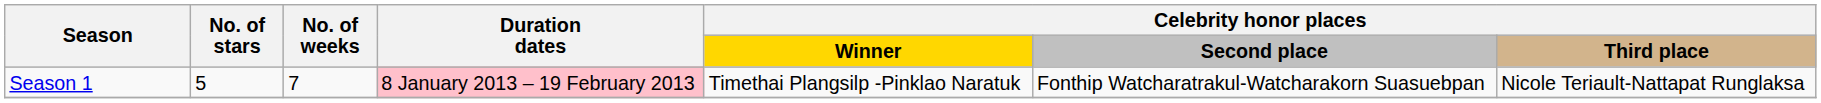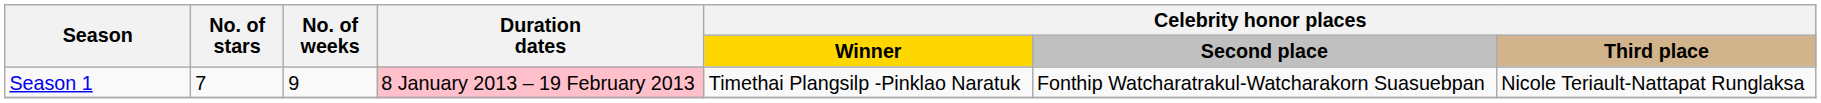(201, 82) 5 -> (201, 82) 7
(294, 82) 7 -> (294, 82) 9
